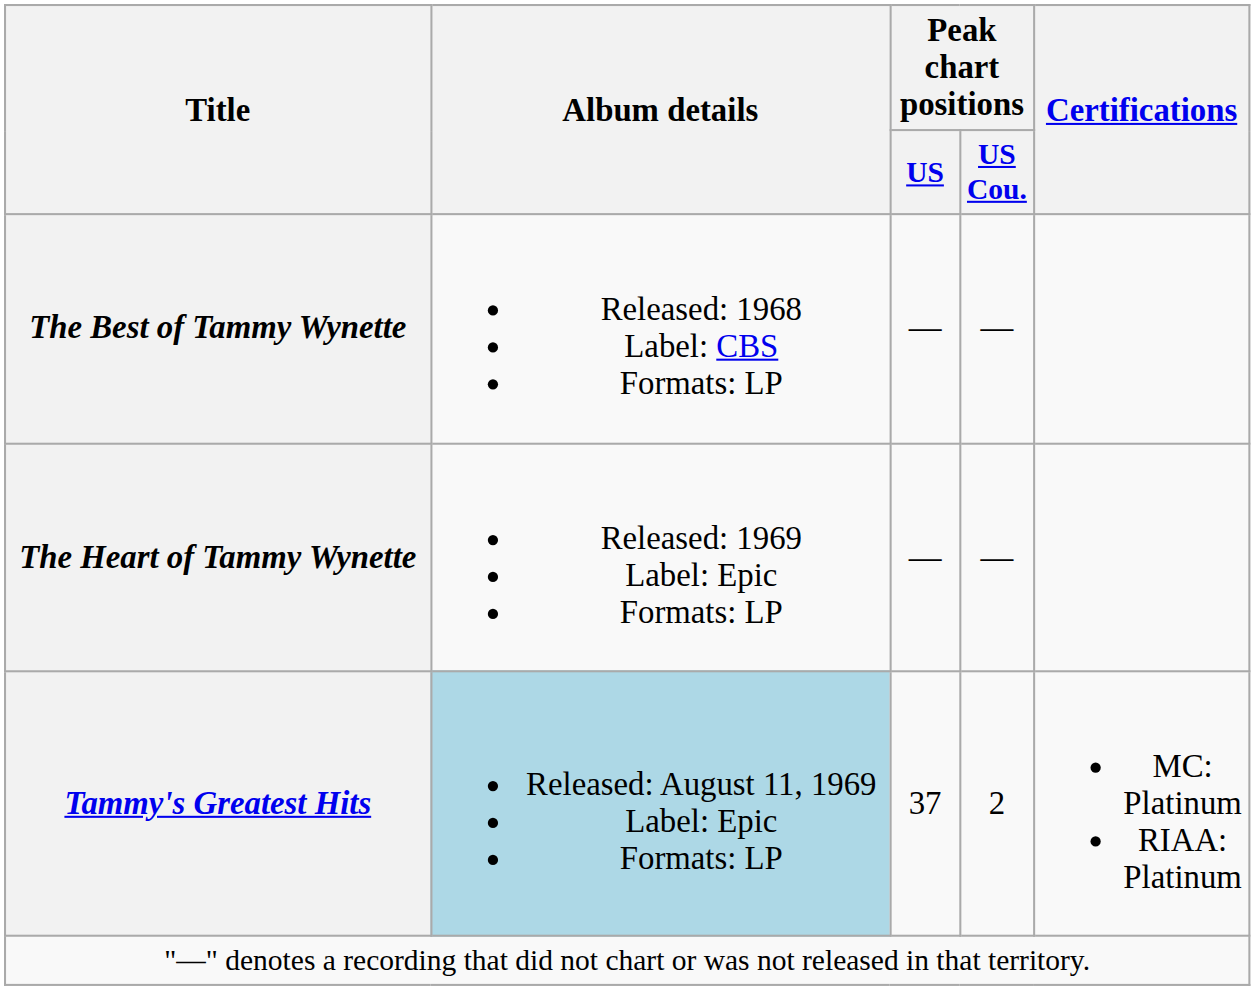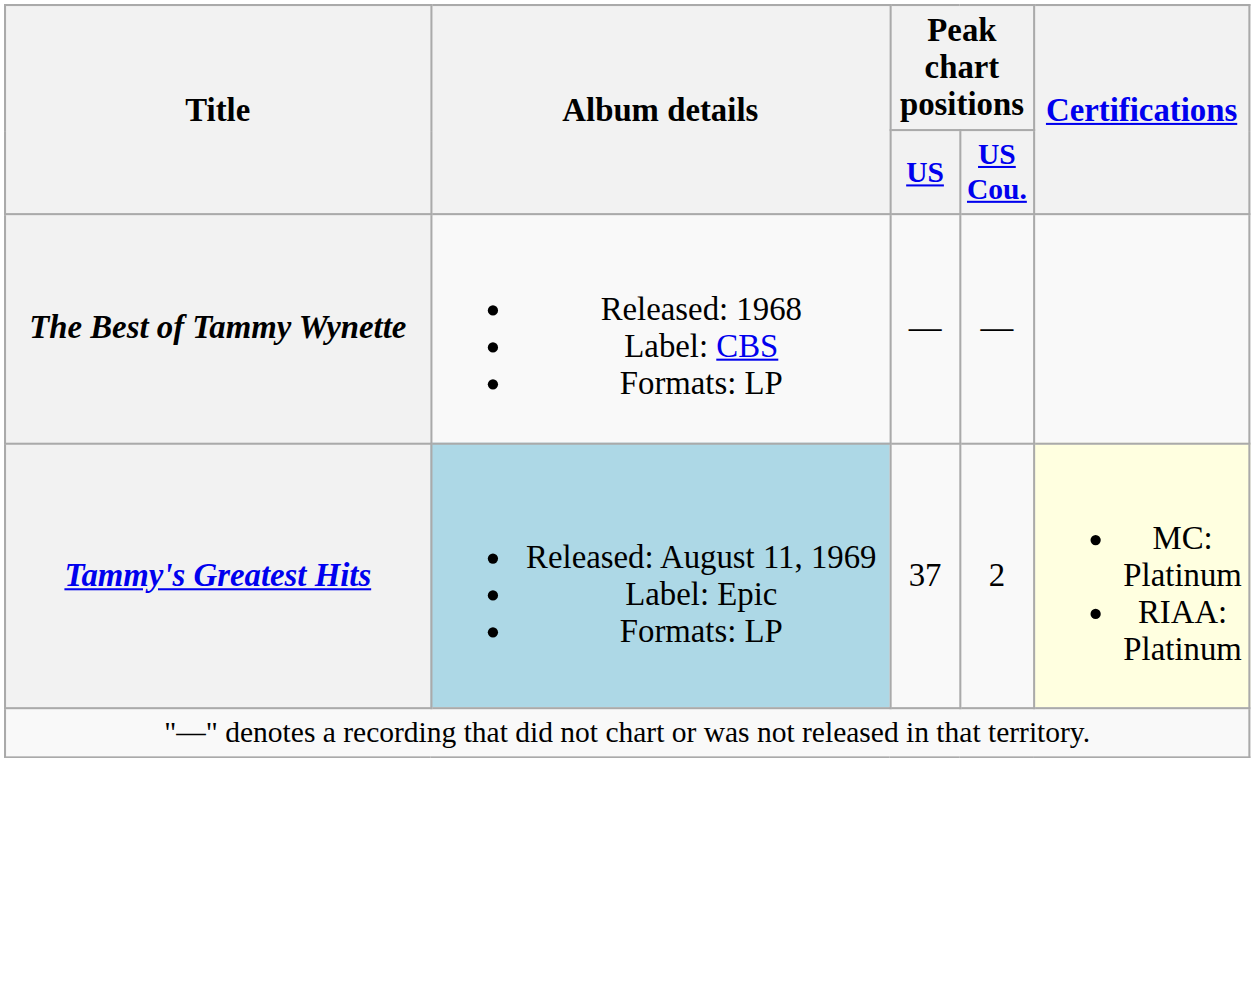- row: (218, 556)
(1142, 822) no background -> (1142, 594) lightyellow background
